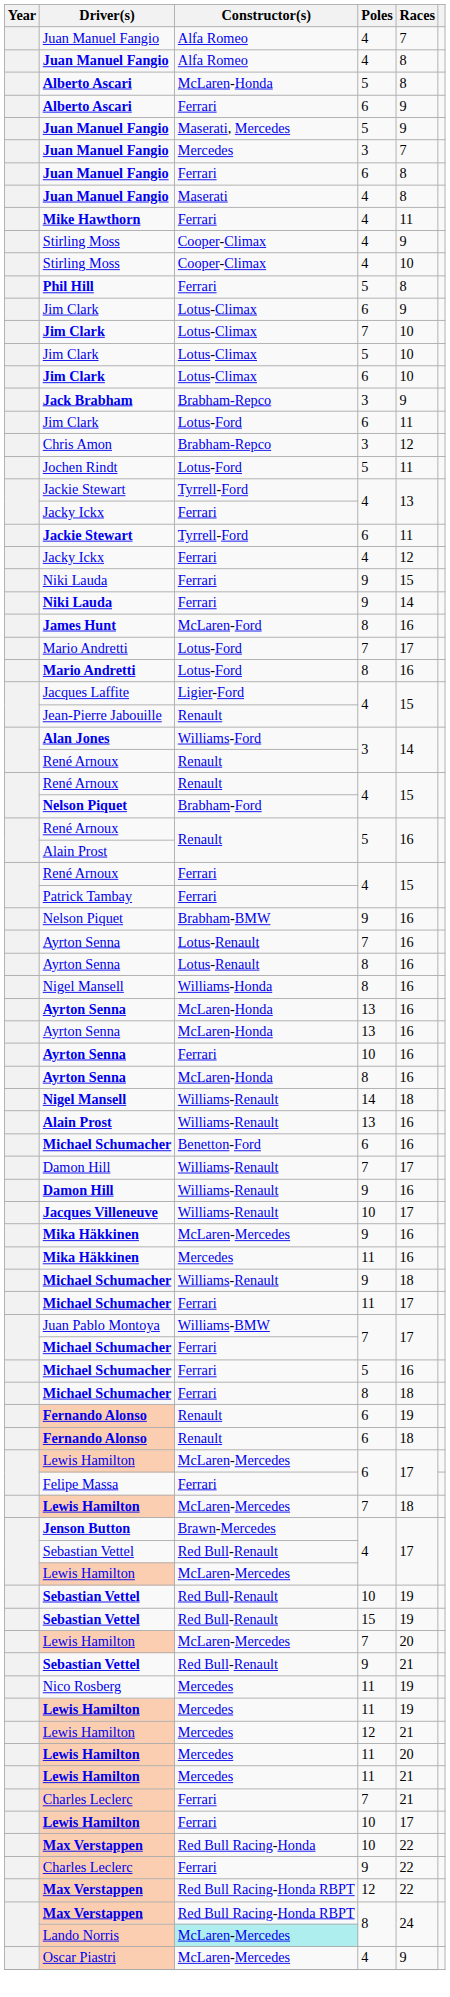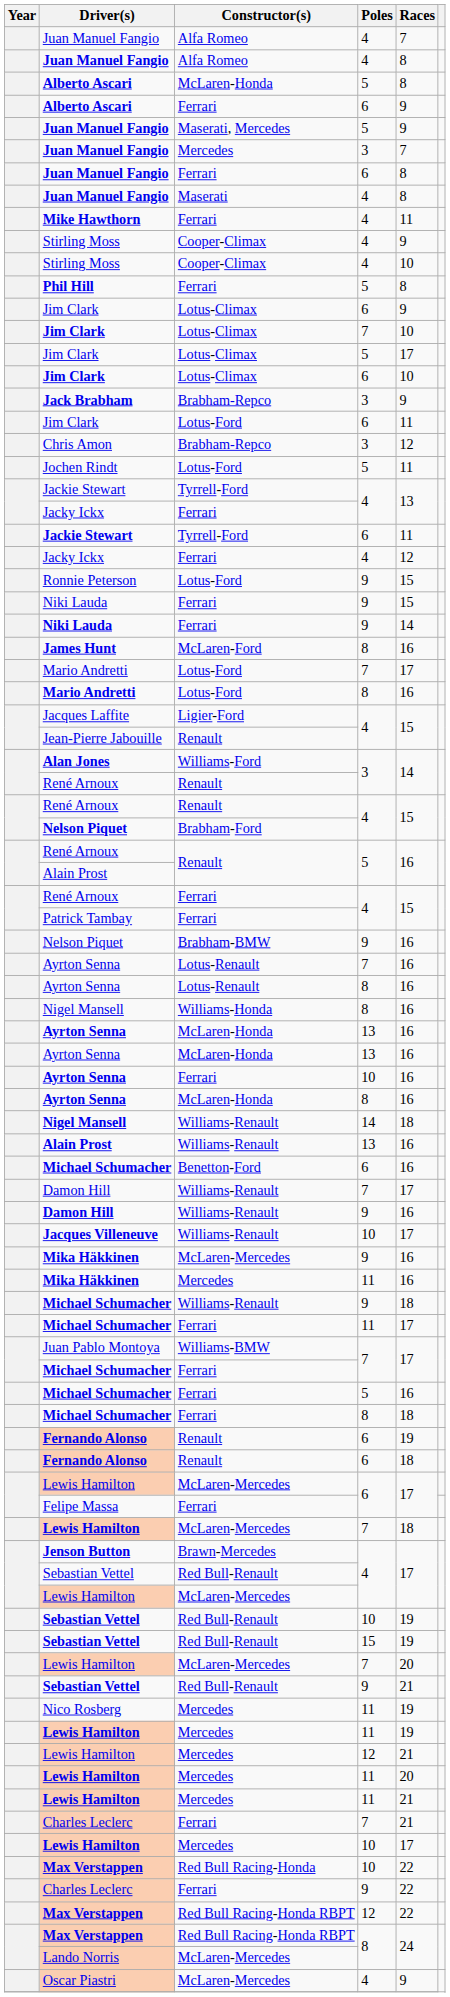(407, 354) 10 -> (407, 354) 17
+ row: (90, 580)
(197, 1822) Ferrari -> (206, 1845) Mercedes
(234, 1935) paleturquoise background -> (234, 1957) no background
